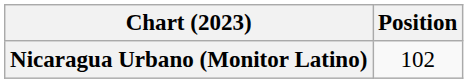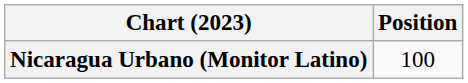(418, 59) 102 -> (418, 59) 100
